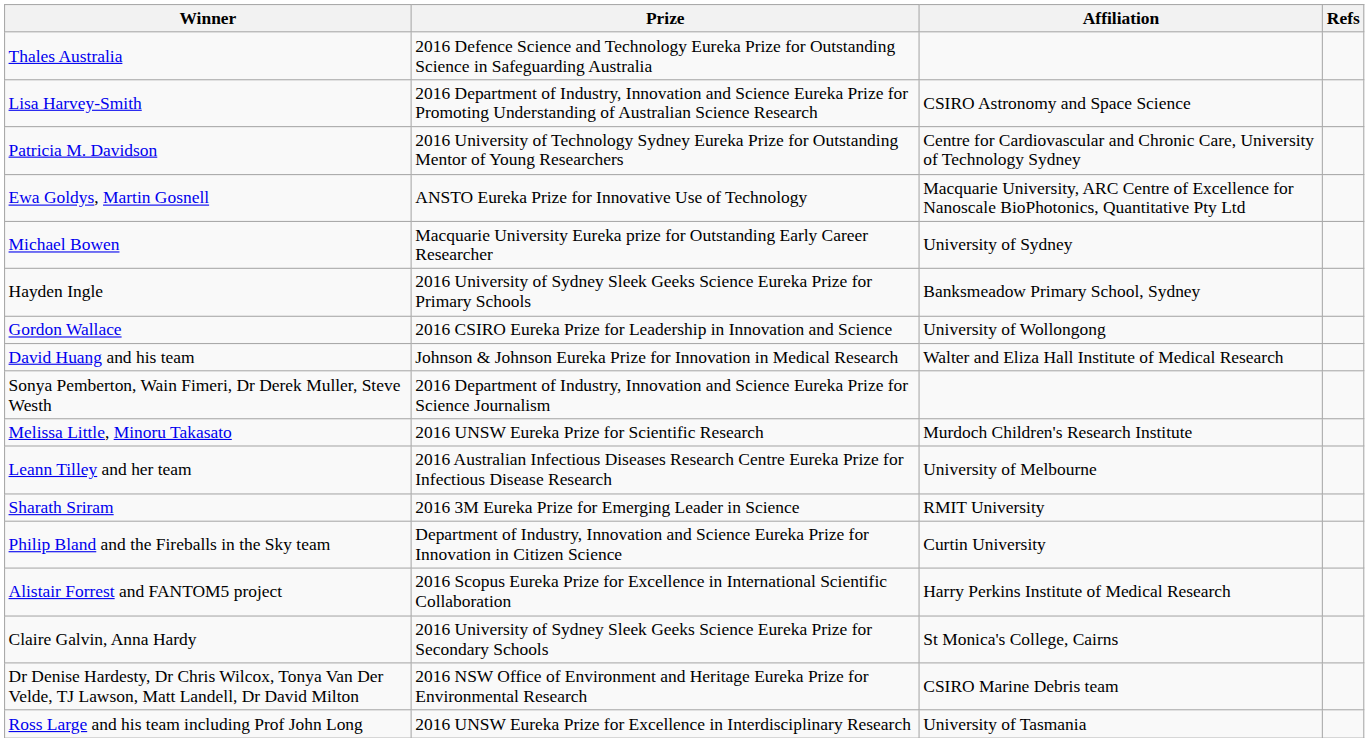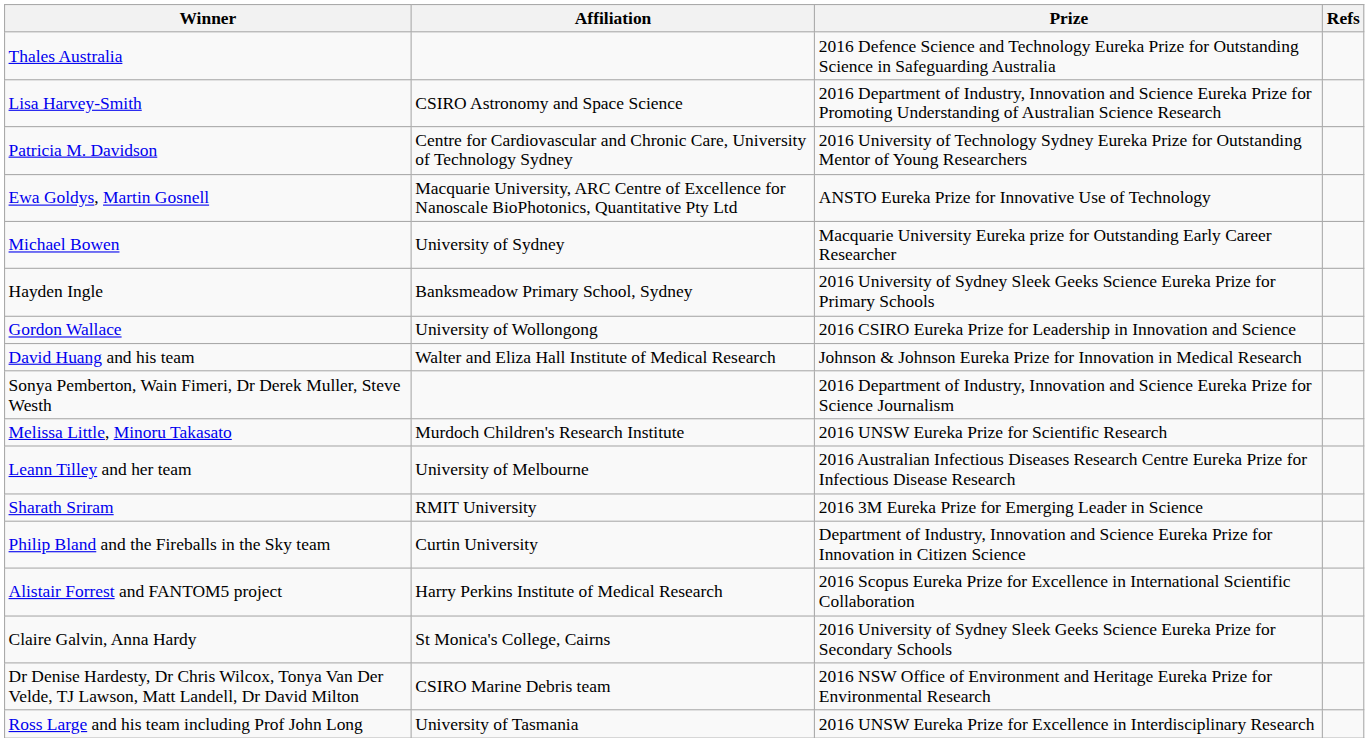columns swapped: (1121, 18) <-> (665, 18)
